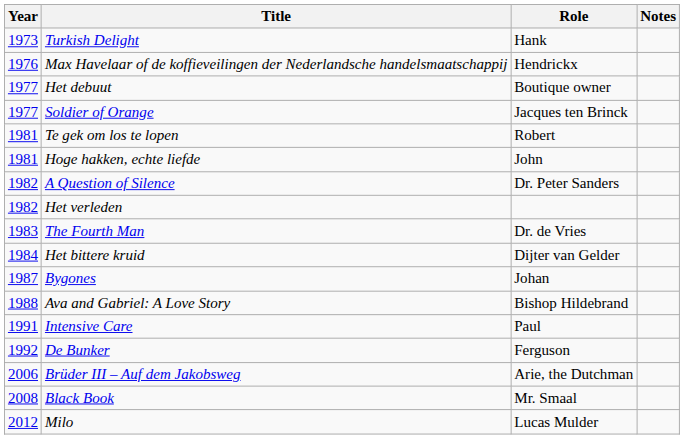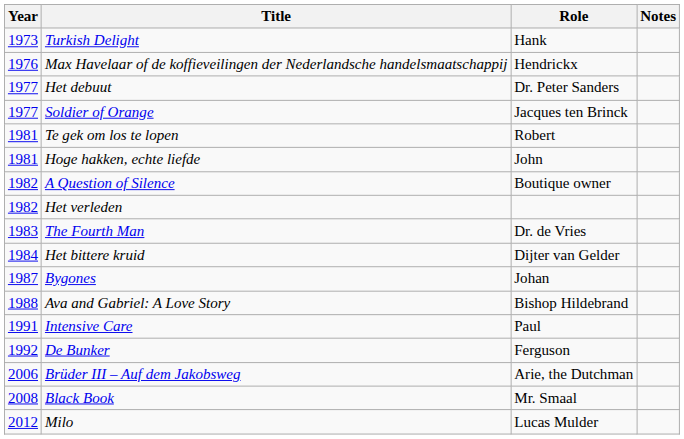(563, 87) Boutique owner -> (567, 87) Dr. Peter Sanders
(567, 183) Dr. Peter Sanders -> (563, 183) Boutique owner
